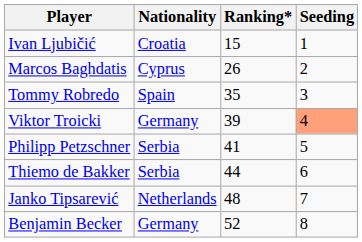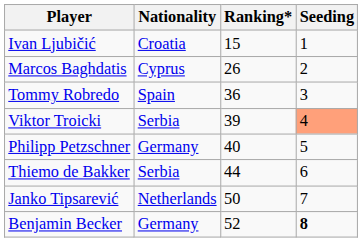(232, 95) 35 -> (232, 95) 36
(168, 120) Germany -> (159, 120) Serbia
(159, 146) Serbia -> (168, 146) Germany
(232, 146) 41 -> (232, 146) 40
(232, 198) 48 -> (232, 198) 50
(304, 224) normal -> (304, 224) bold
